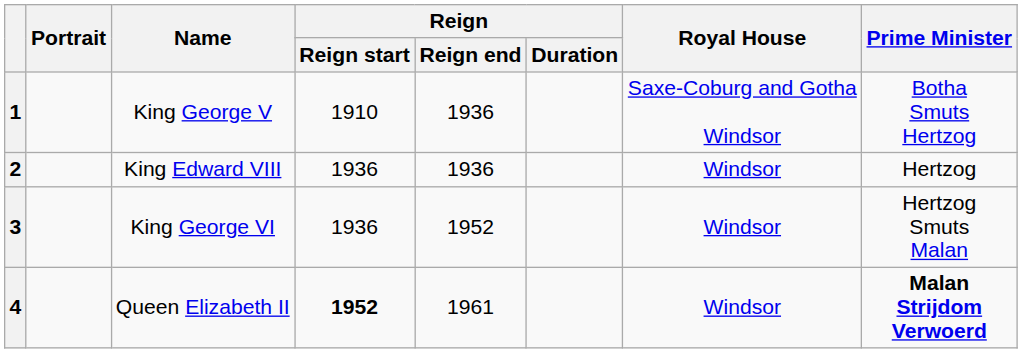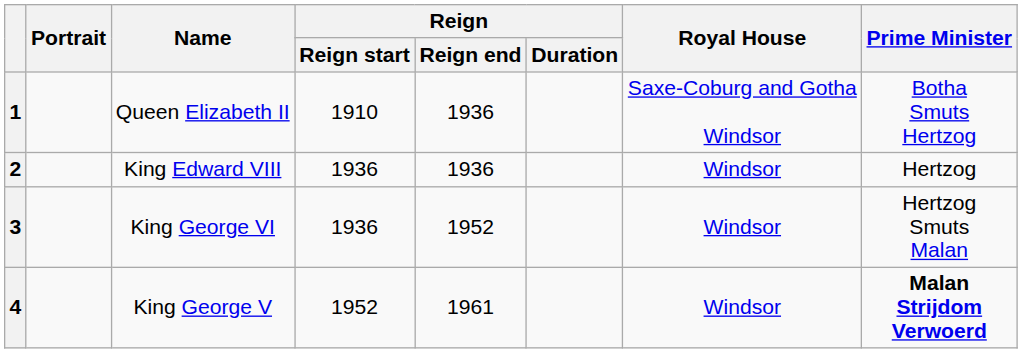(203, 111) King George V -> (203, 111) Queen Elizabeth II
(203, 307) Queen Elizabeth II -> (203, 307) King George V
(355, 307) bold -> (355, 307) normal
